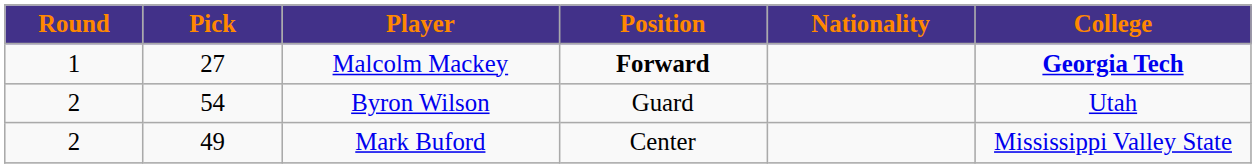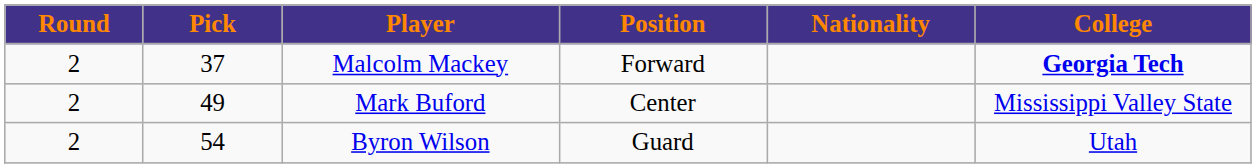(74, 63) 1 -> (74, 63) 2
(213, 63) 27 -> (213, 63) 37
(663, 63) bold -> (663, 63) normal
rows swapped: (420, 142) <-> (420, 102)
